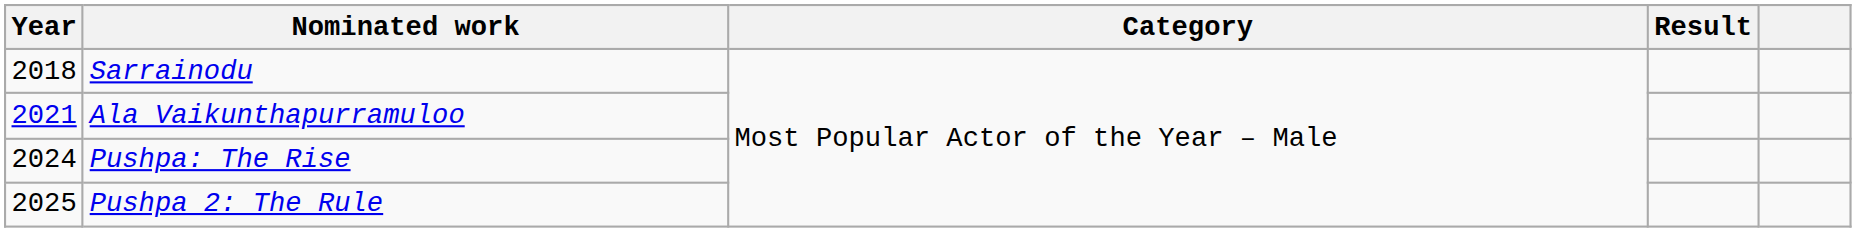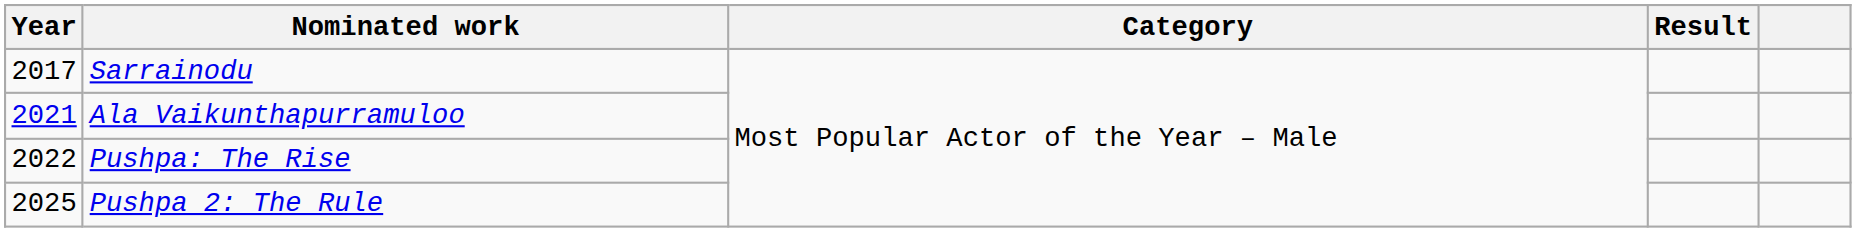(44, 71) 2018 -> (44, 71) 2017
(44, 160) 2024 -> (44, 160) 2022
